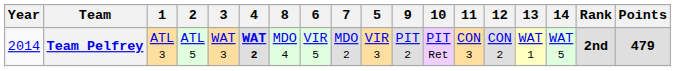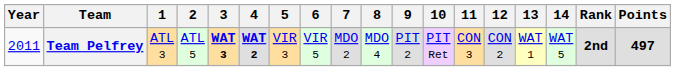columns swapped: (377, 16) <-> (285, 16)
(24, 46) 2014 -> (24, 46) 2011
(223, 46) normal -> (223, 46) bold
(643, 46) 479 -> (643, 46) 497
